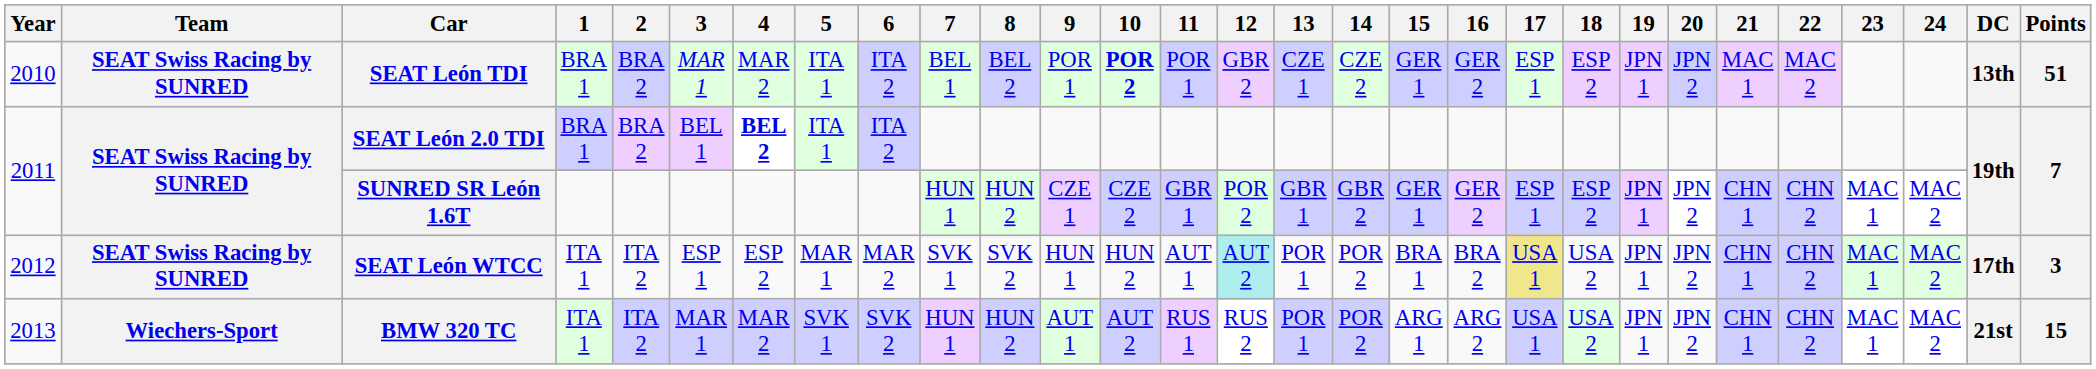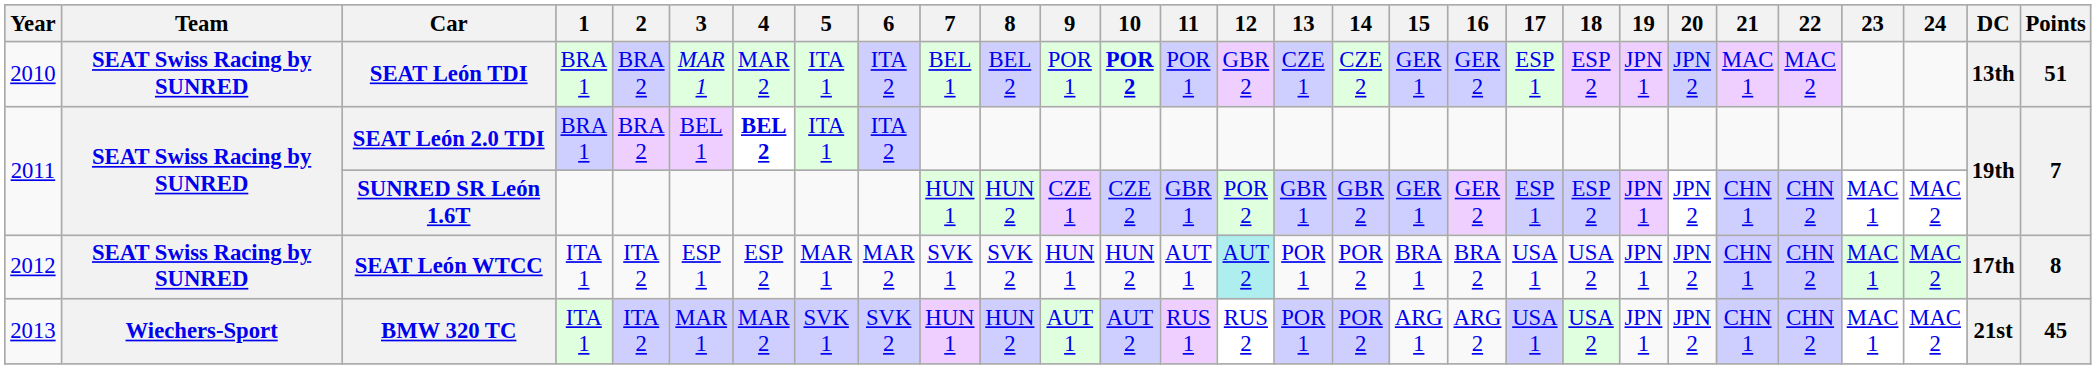(1535, 266) khaki background -> (1535, 266) no background
(2056, 266) 3 -> (2056, 266) 8
(2056, 330) 15 -> (2056, 330) 45
